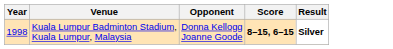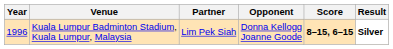+ column: (209, 12)
(17, 32) 1998 -> (17, 32) 1996
